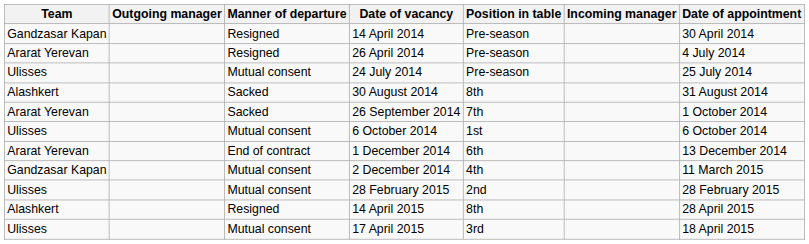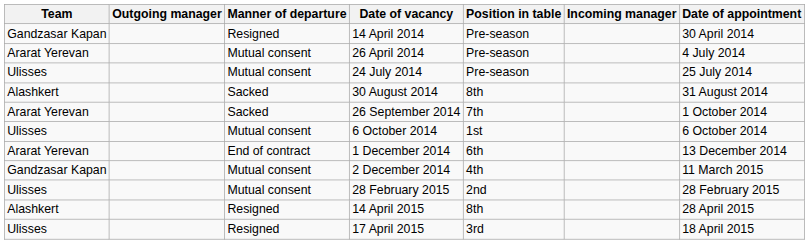(253, 53) Resigned -> (269, 53) Mutual consent
(269, 229) Mutual consent -> (253, 229) Resigned
